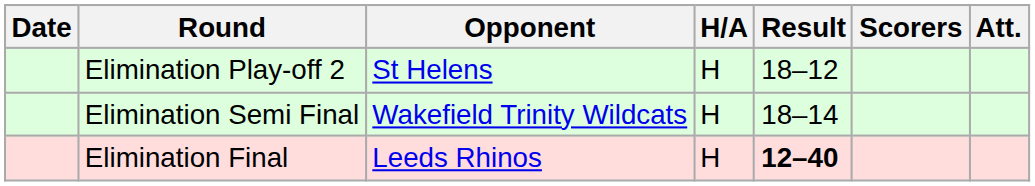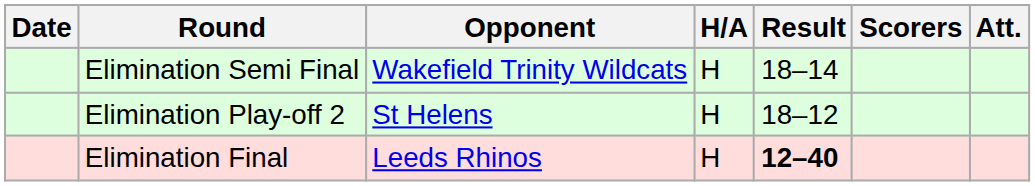rows swapped: (215, 70) <-> (222, 114)
